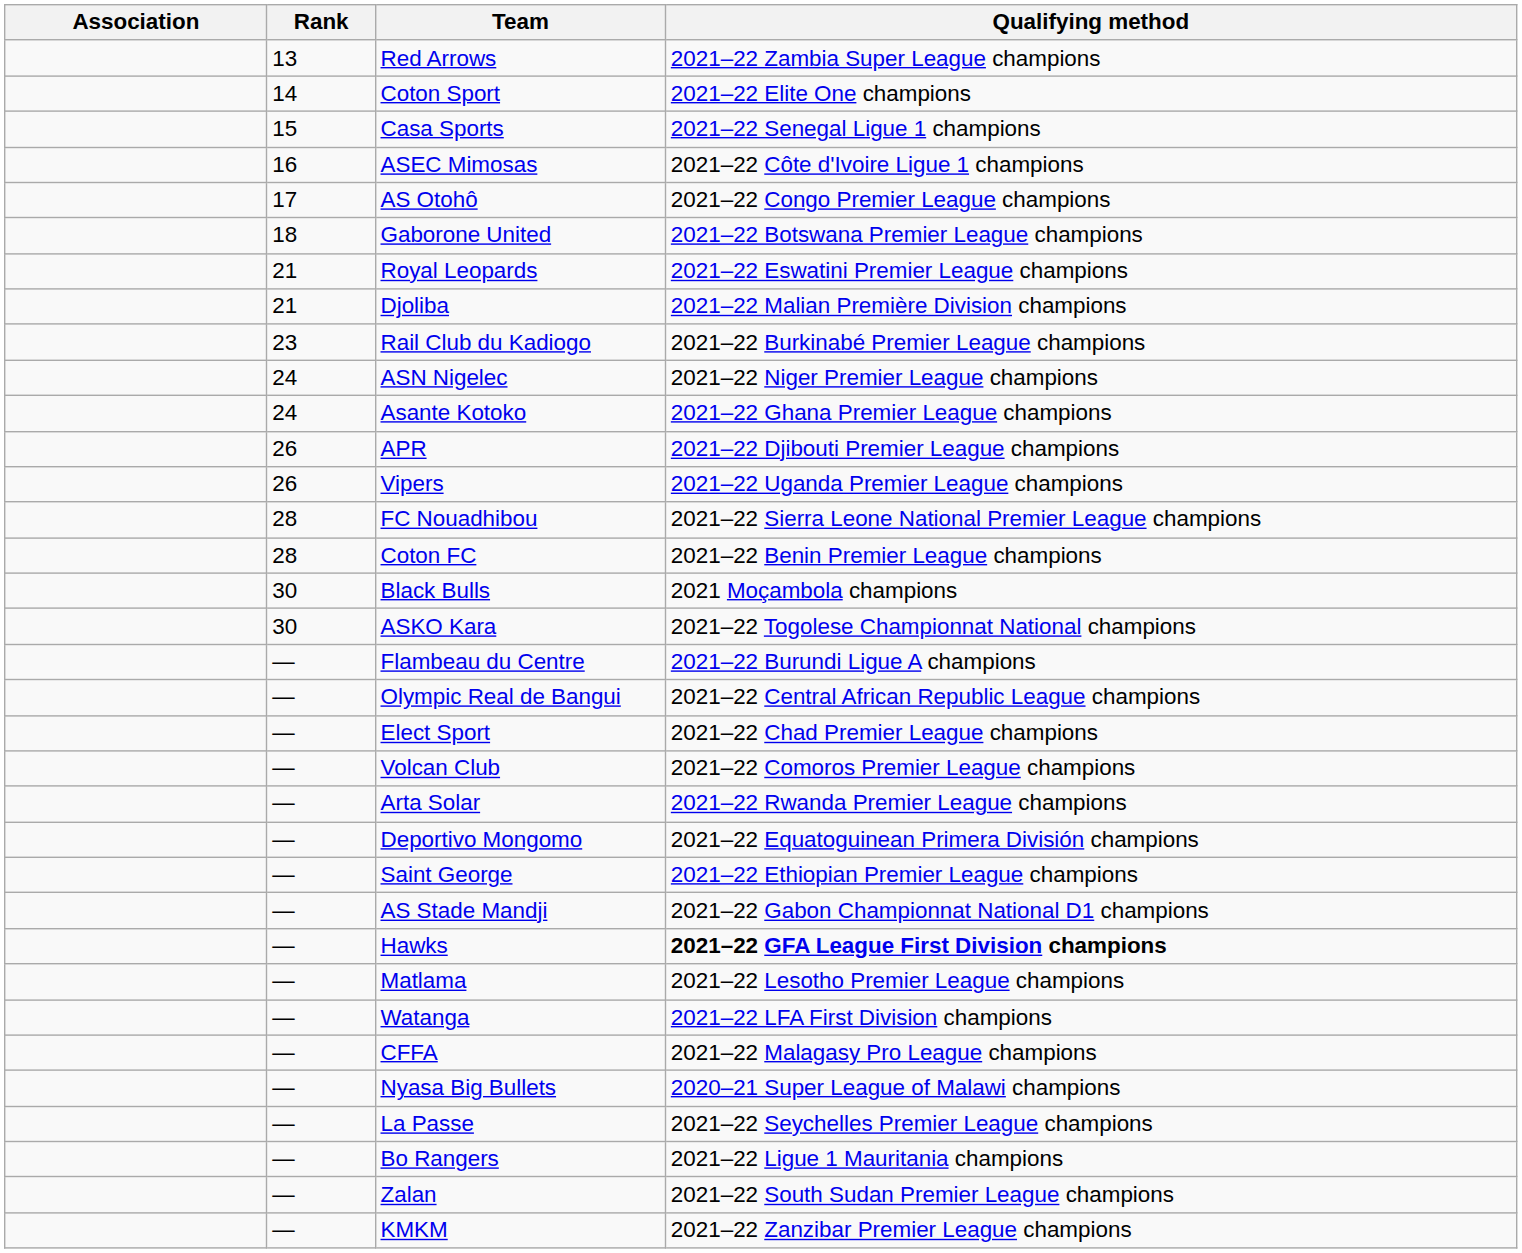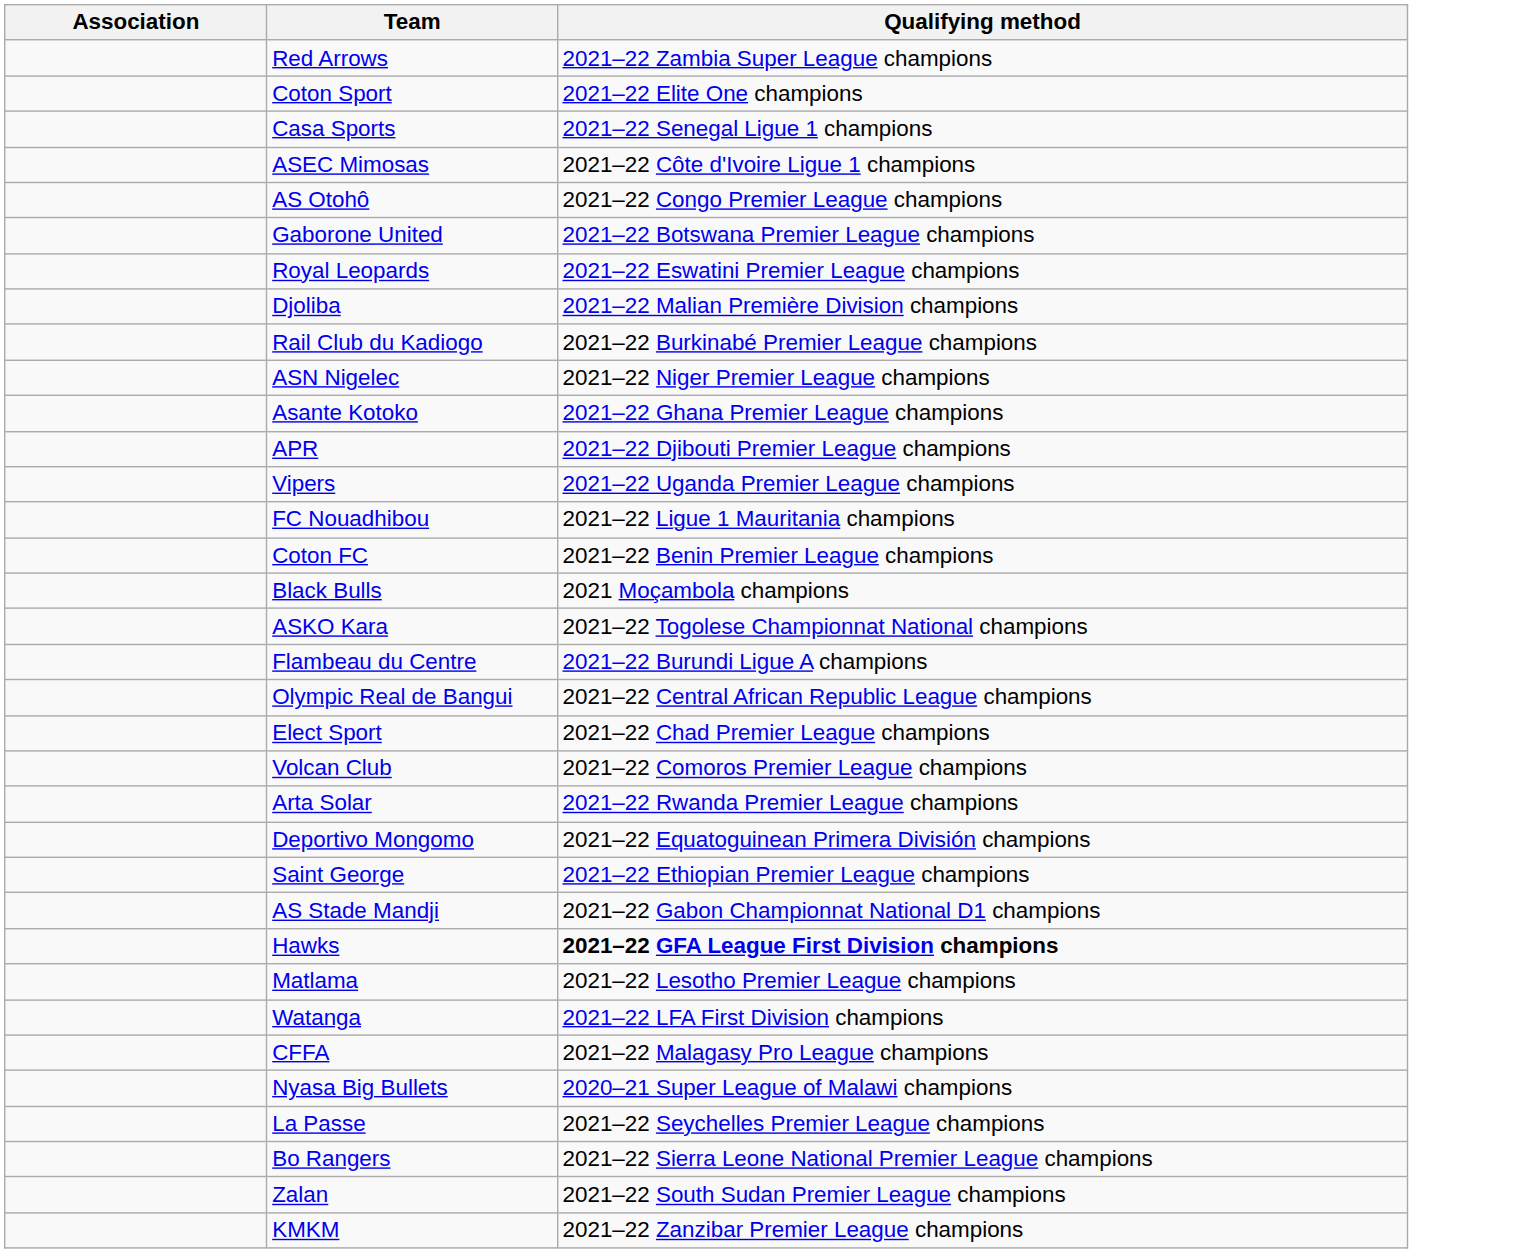- column: (321, 22)
(966, 519) 2021–22 Sierra Leone National Premier League champions -> (759, 519) 2021–22 Ligue 1 Mauritania champions
(867, 1159) 2021–22 Ligue 1 Mauritania champions -> (858, 1159) 2021–22 Sierra Leone National Premier League champions
